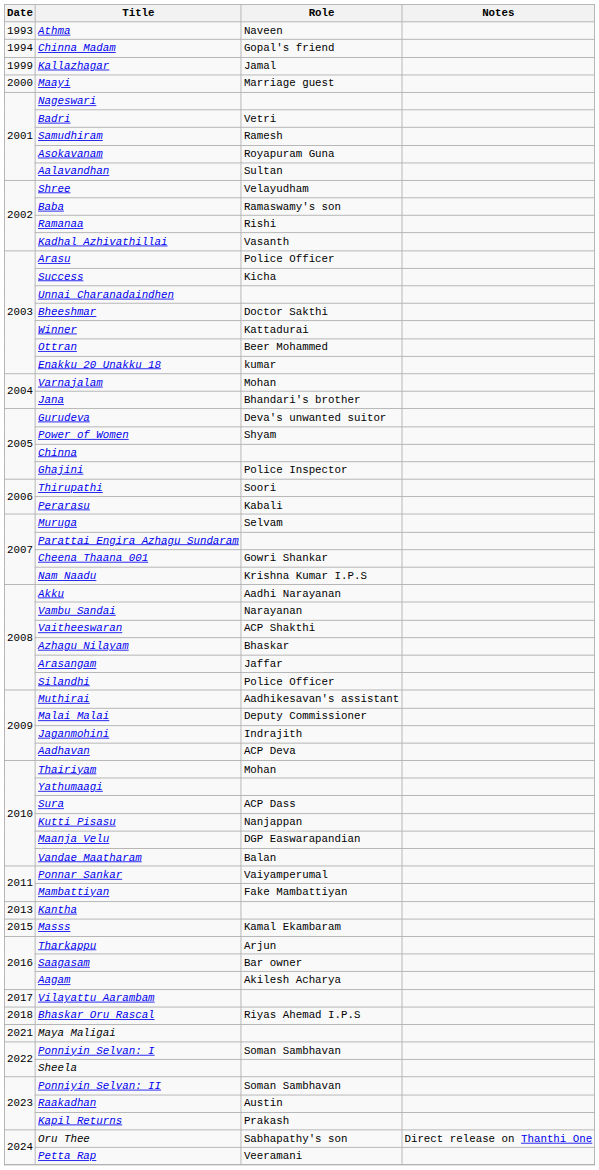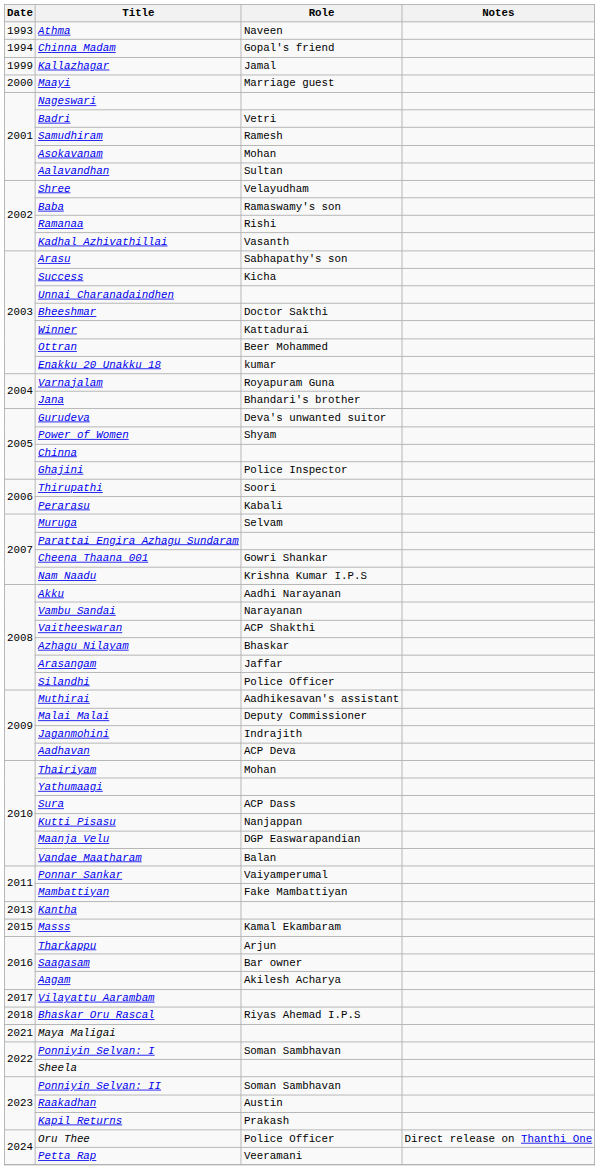(289, 154) Royapuram Guna -> (260, 154) Mohan
(289, 259) Police Officer -> (296, 259) Sabhapathy's son
(260, 383) Mohan -> (289, 383) Royapuram Guna
(296, 1139) Sabhapathy's son -> (289, 1139) Police Officer
